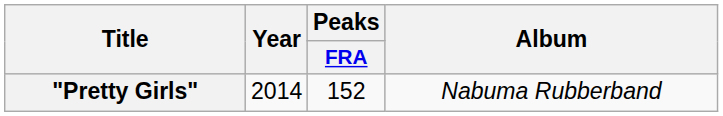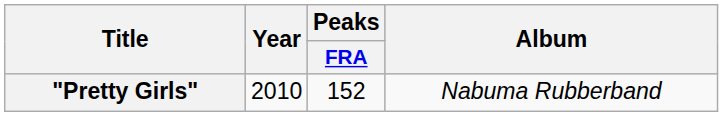(277, 92) 2014 -> (277, 92) 2010
